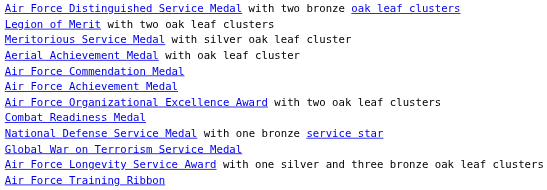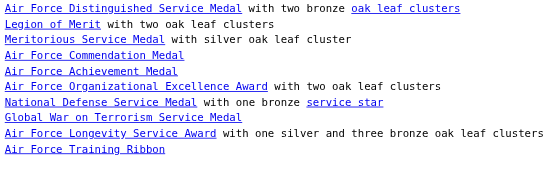- row: (152, 55)
- row: (75, 118)
